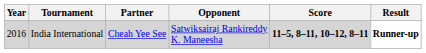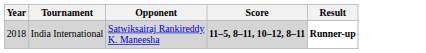- column: (137, 12)
(16, 34) 2016 -> (16, 34) 2018
